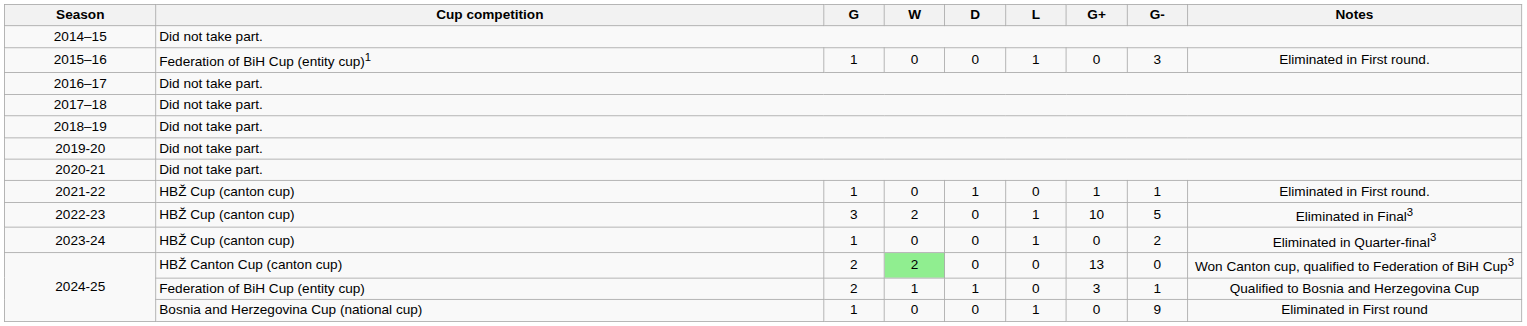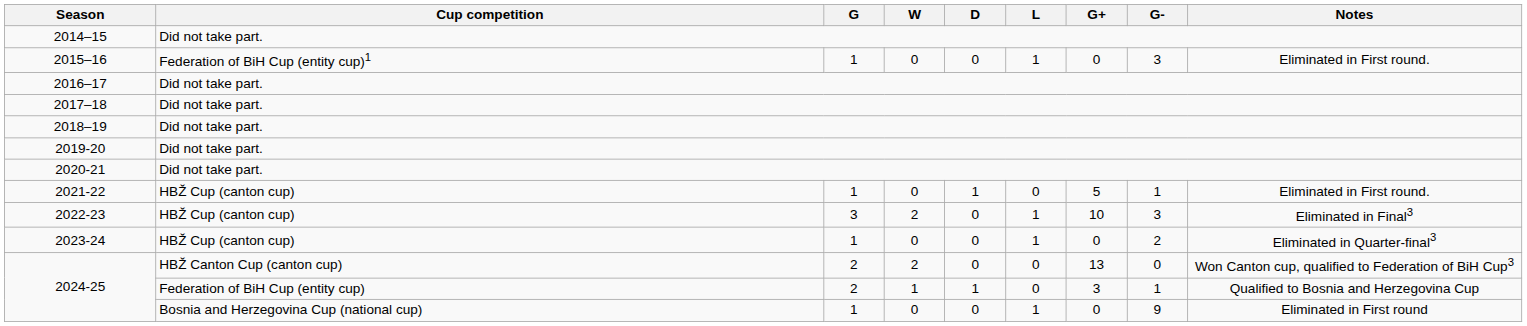(1097, 191) 1 -> (1097, 191) 5
(1157, 214) 5 -> (1157, 214) 3
(915, 265) lightgreen background -> (915, 265) no background
